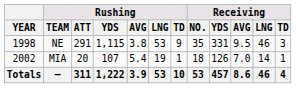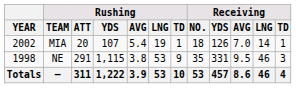rows swapped: (58, 44) <-> (58, 59)
